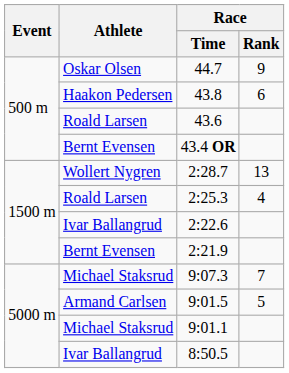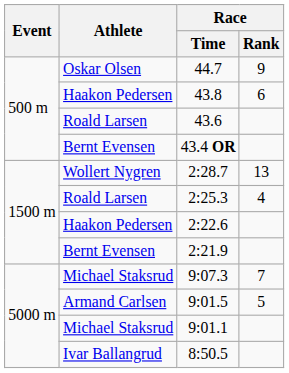(113, 224) Ivar Ballangrud -> (118, 224) Haakon Pedersen
